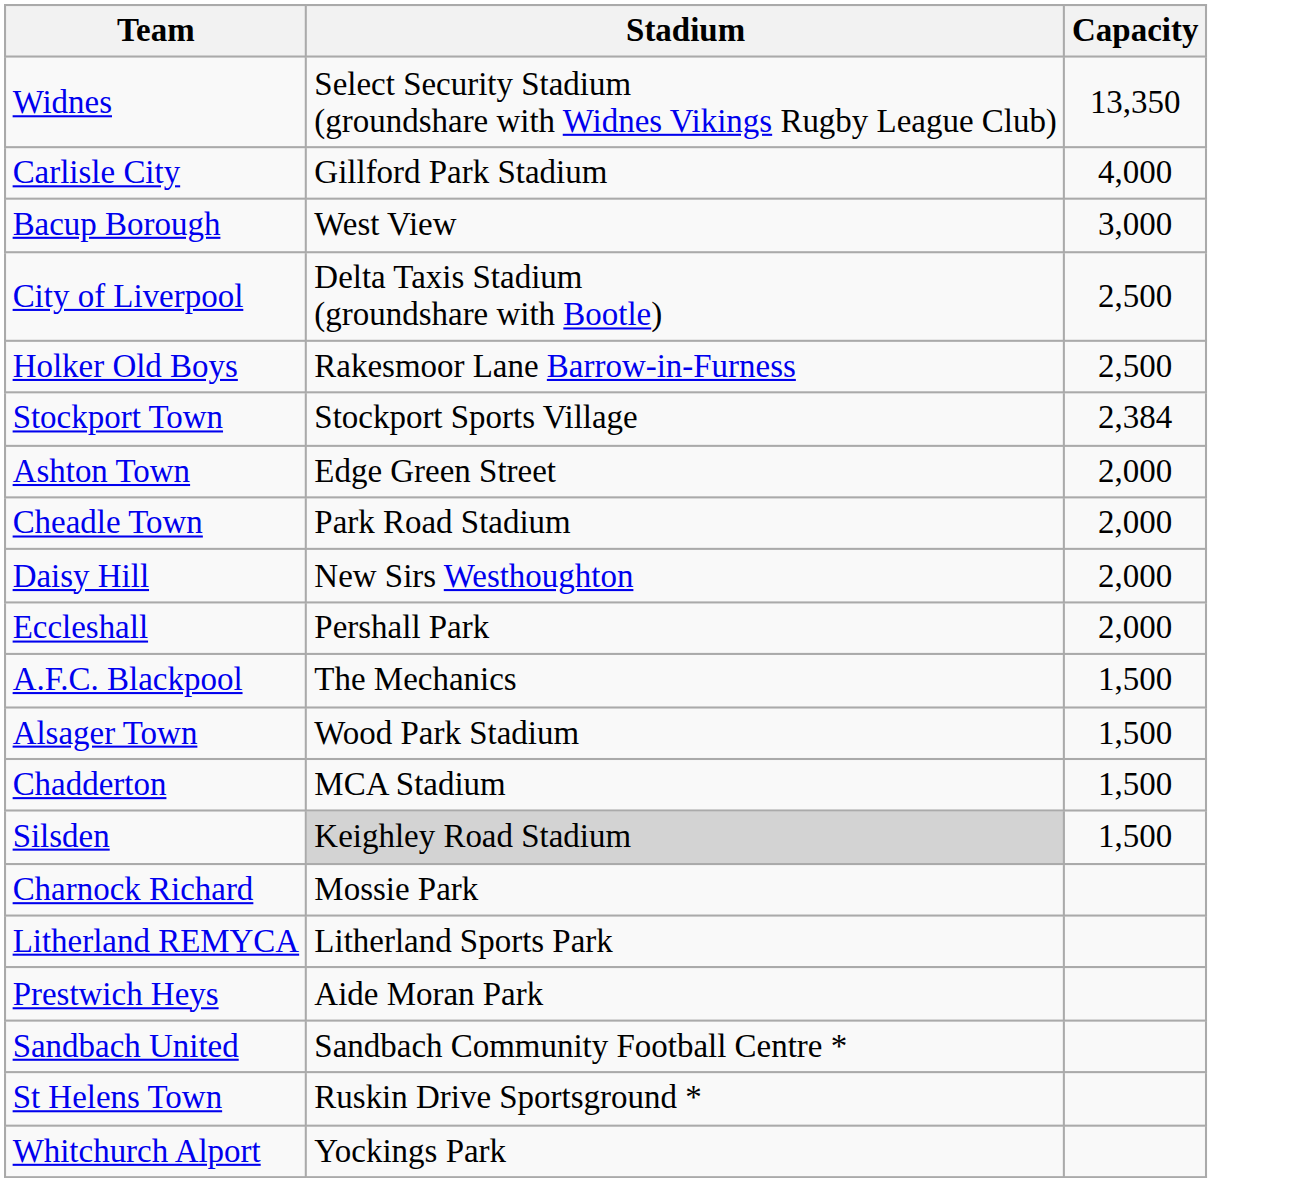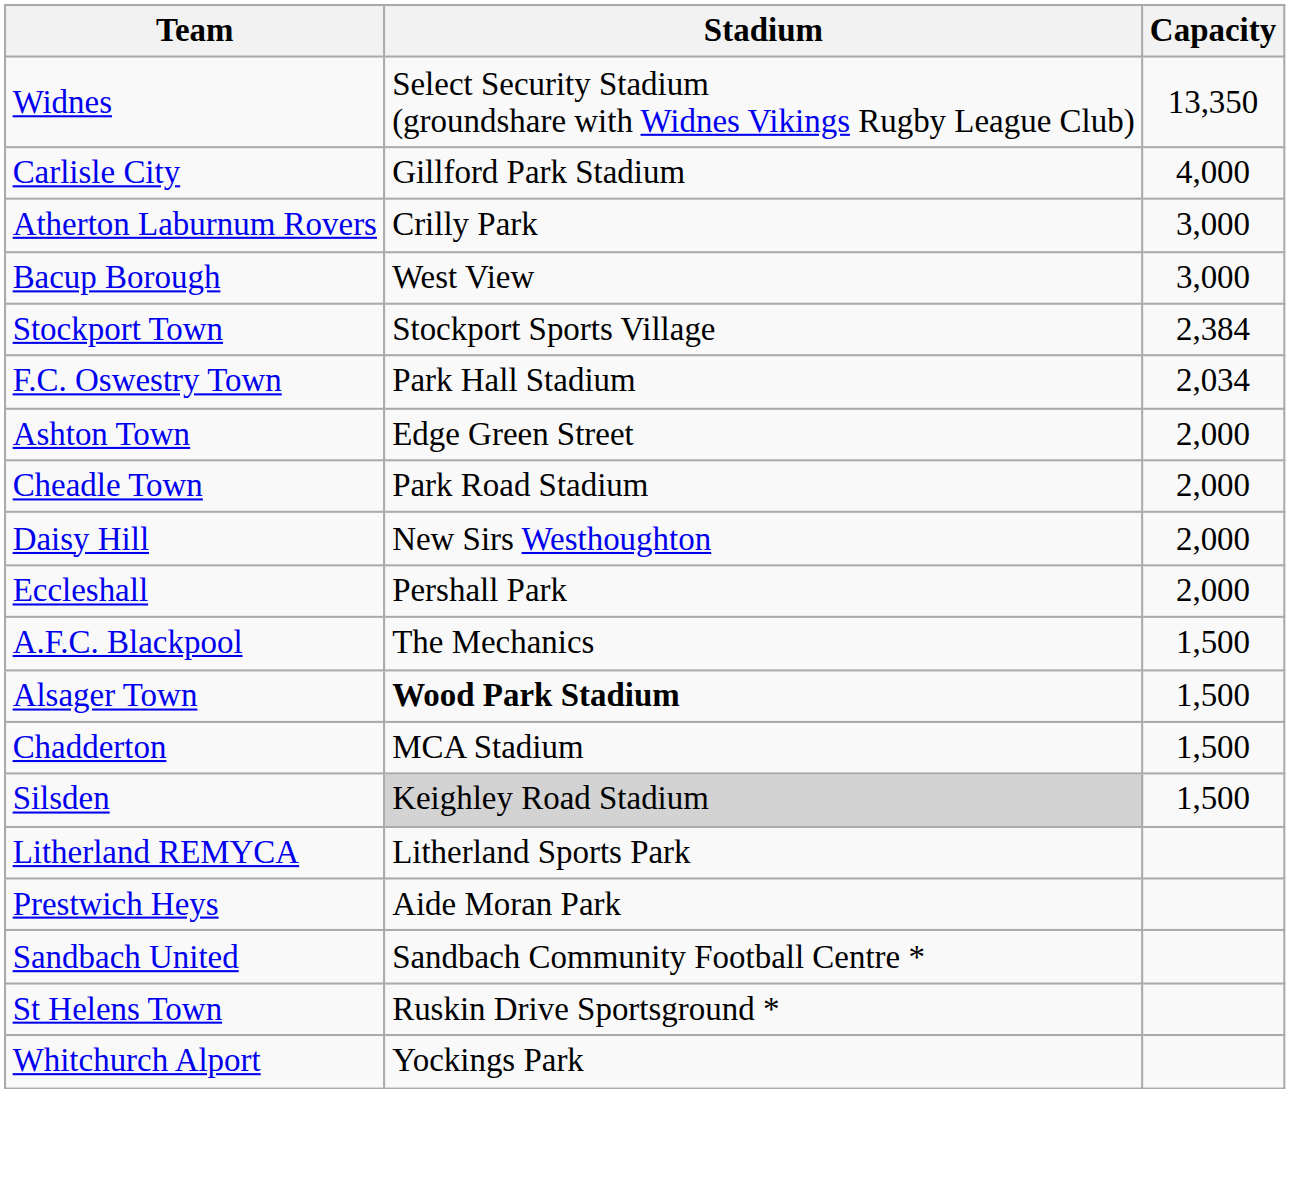+ row: (195, 224)
- row: (128, 295)
- row: (125, 366)
+ row: (147, 381)
(447, 732) normal -> (536, 694) bold
- row: (133, 888)
